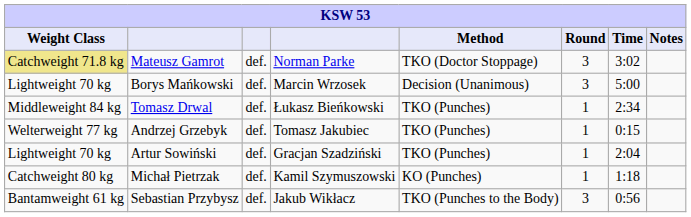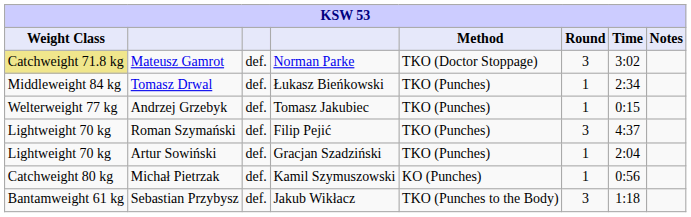- row: (182, 84)
+ row: (183, 130)
(628, 176) 1:18 -> (628, 176) 0:56
(628, 199) 0:56 -> (628, 199) 1:18
